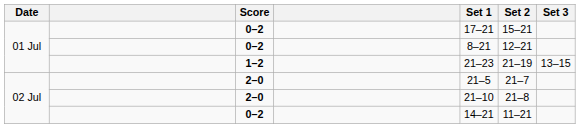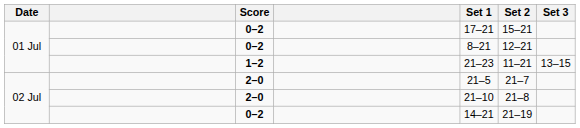(517, 64) 21–19 -> (517, 64) 11–21
(517, 115) 11–21 -> (517, 115) 21–19
